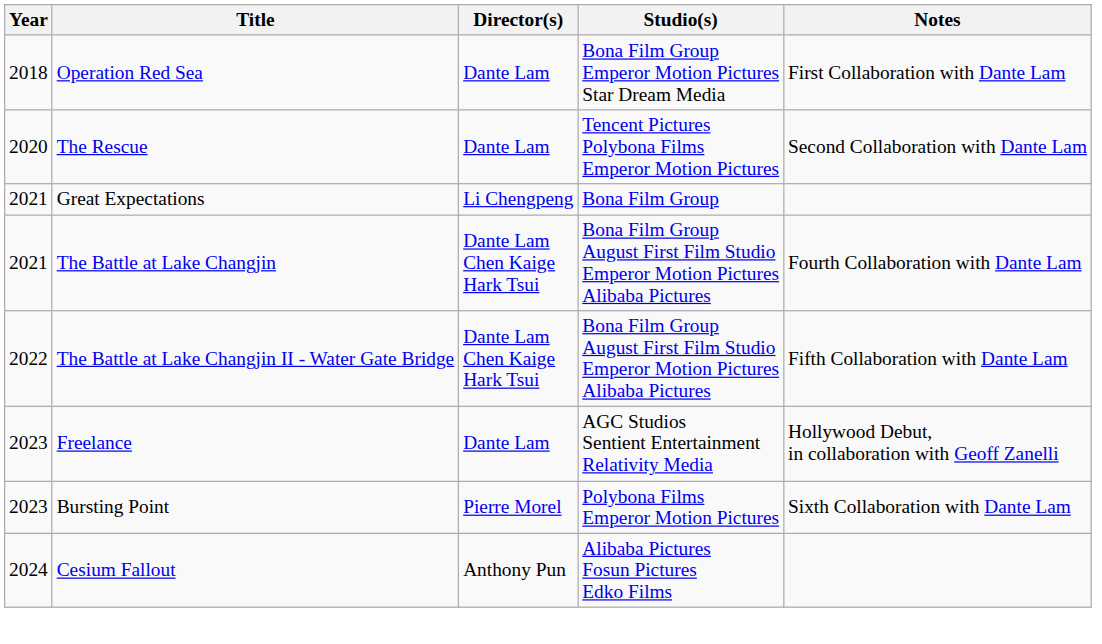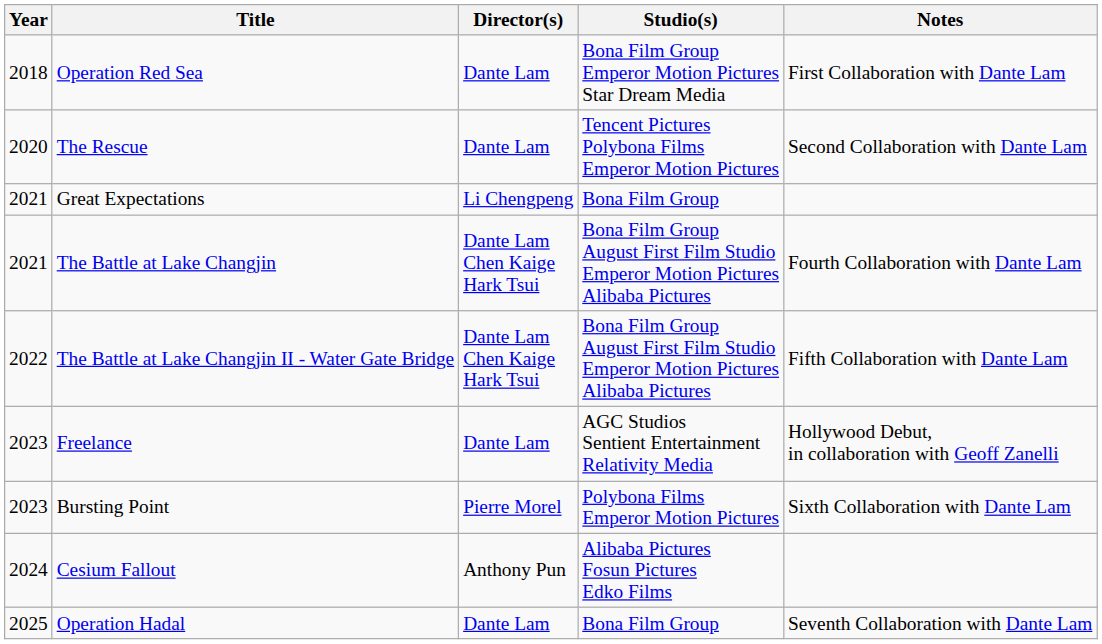+ row: (121, 622)
